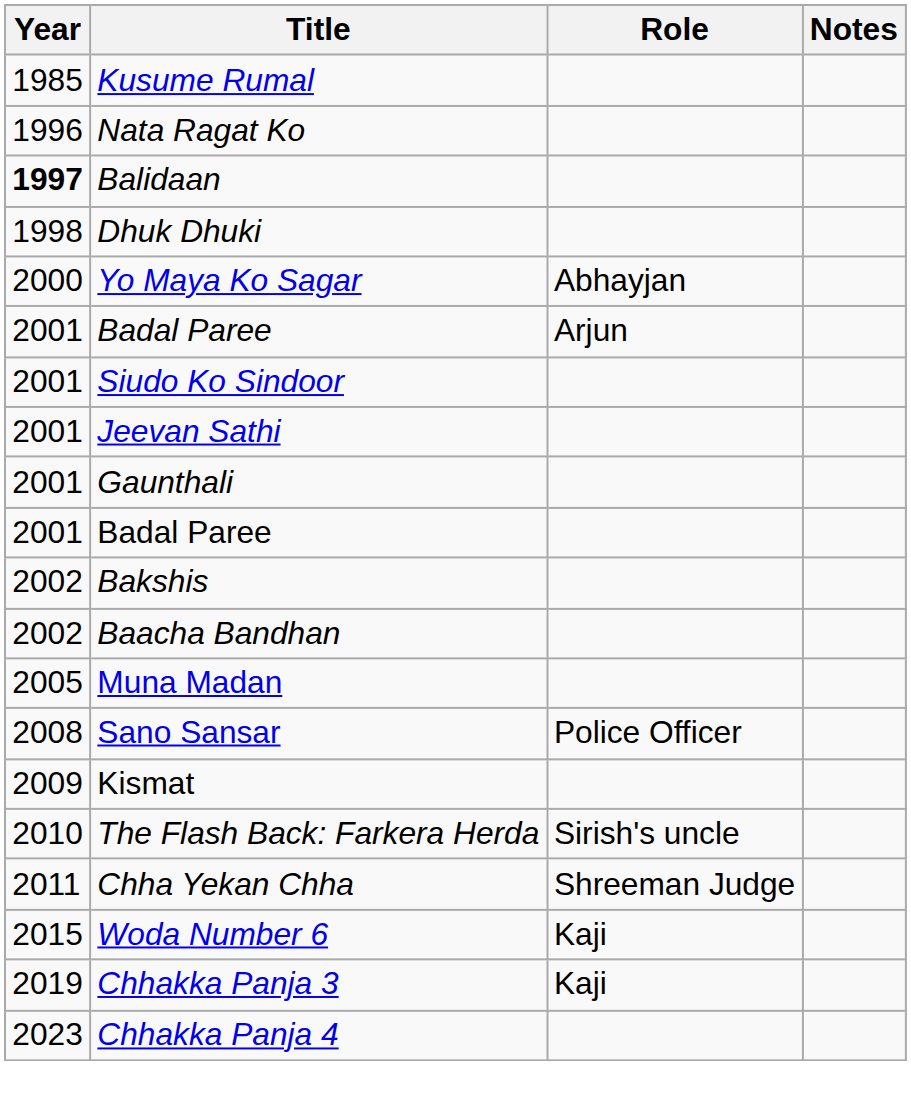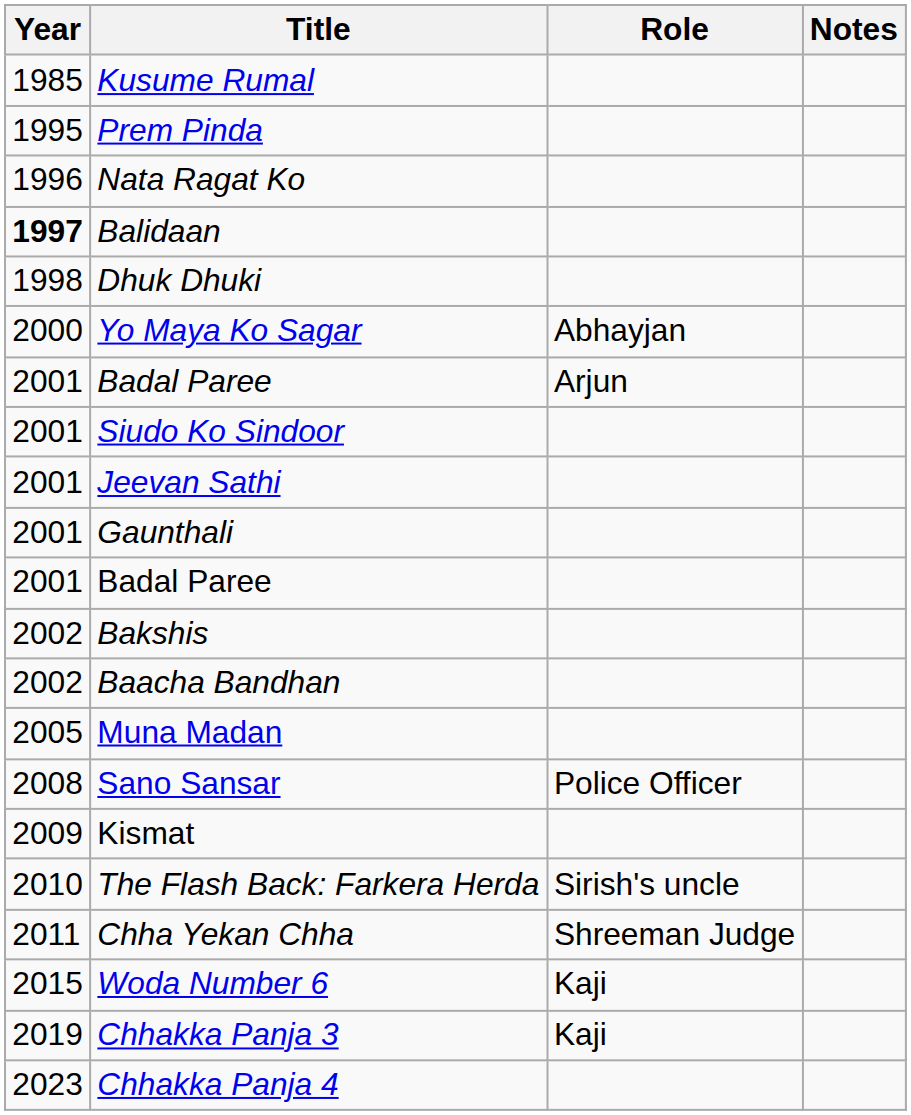+ row: (180, 130)
